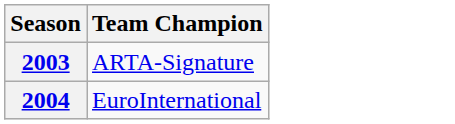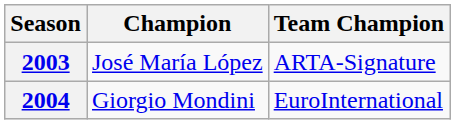+ column: (177, 23)
